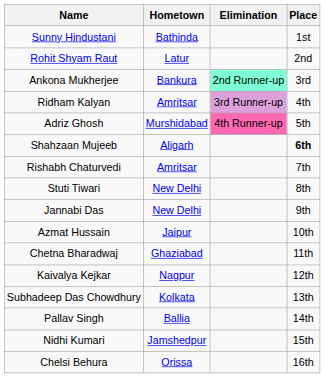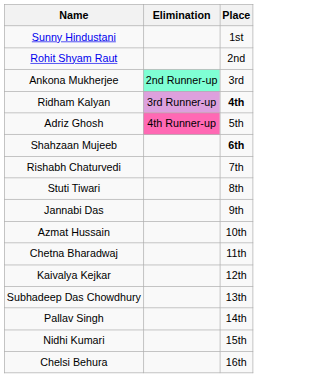- column: (177, 15)
(303, 102) normal -> (236, 102) bold
